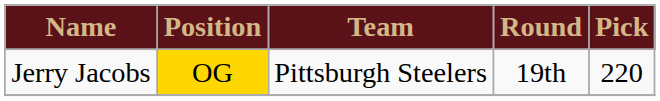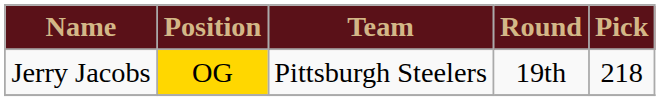(622, 71) 220 -> (622, 71) 218
